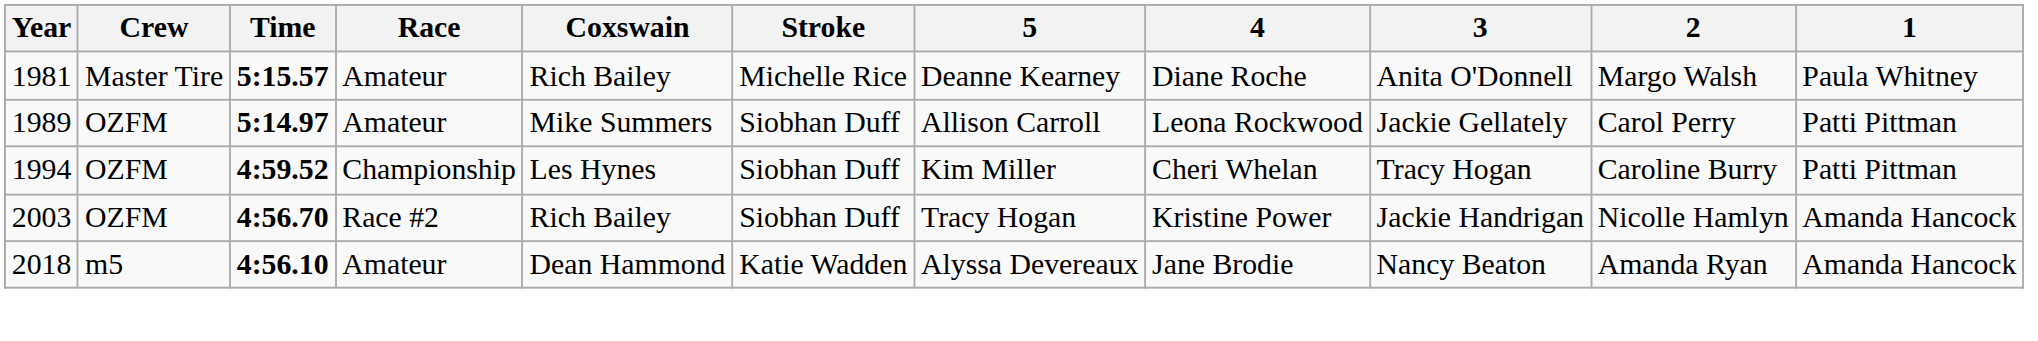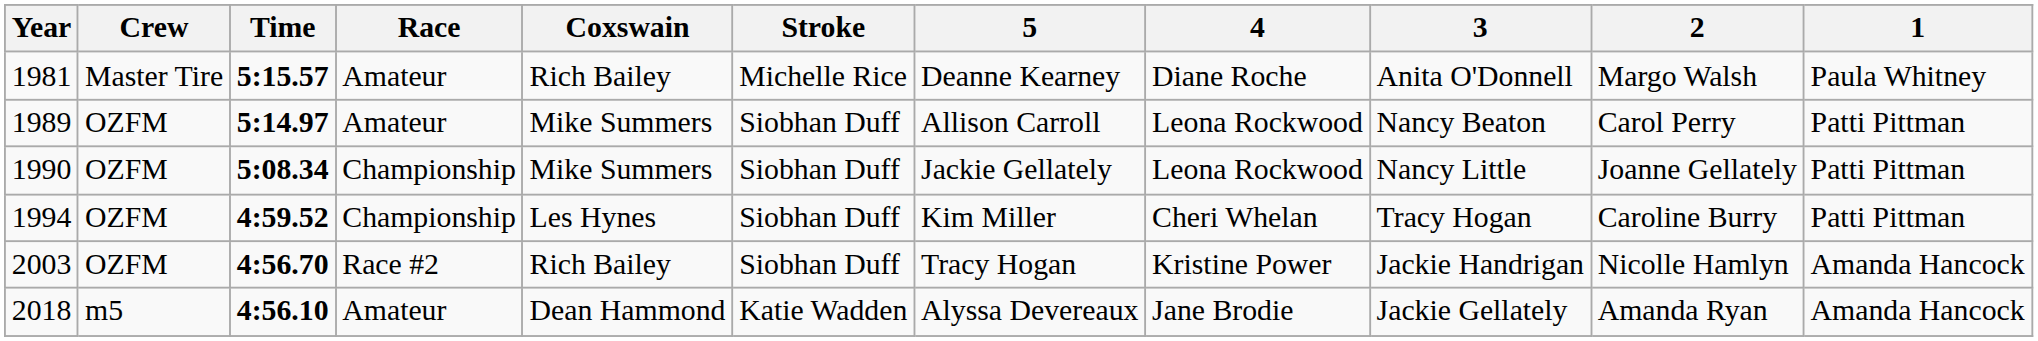(1472, 122) Jackie Gellately -> (1461, 122) Nancy Beaton
+ row: (42, 169)
(1461, 264) Nancy Beaton -> (1472, 311) Jackie Gellately
